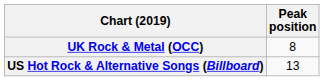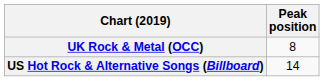(293, 66) 13 -> (293, 66) 14
